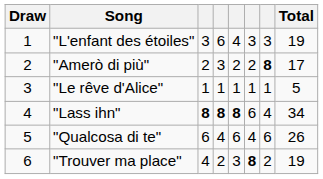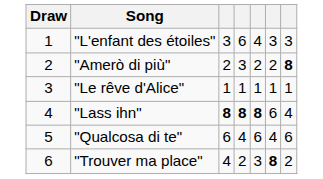- column: (296, 16)
